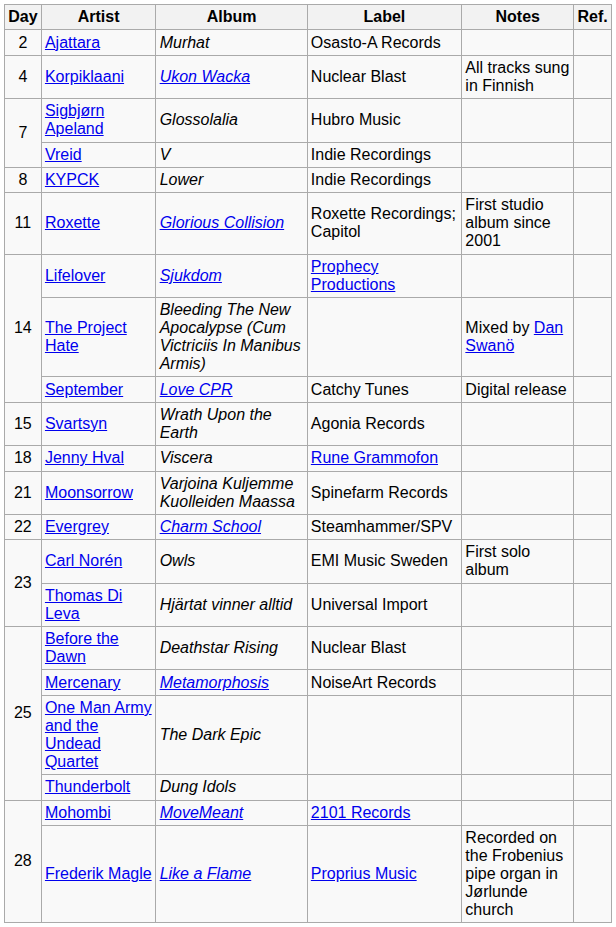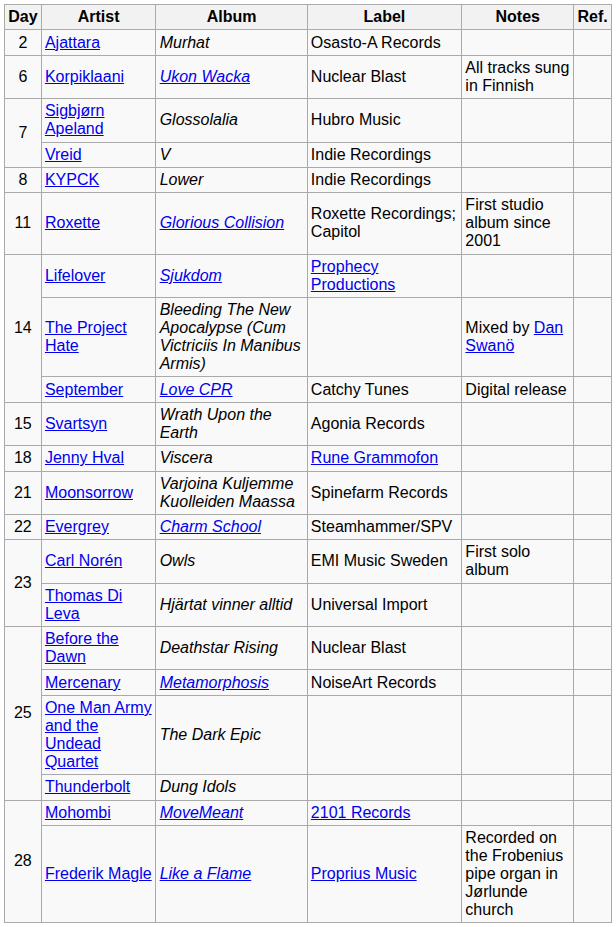(23, 76) 4 -> (23, 76) 6
